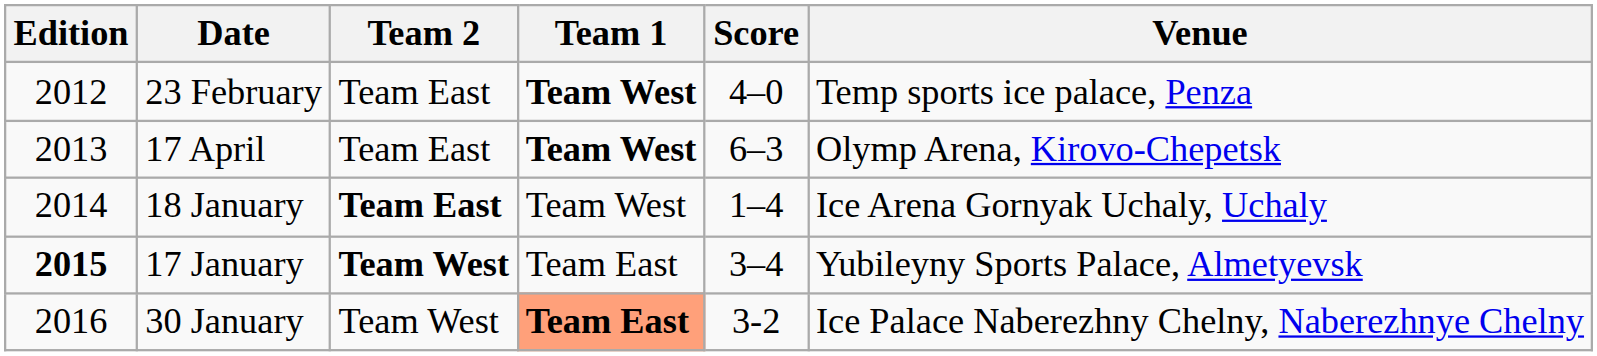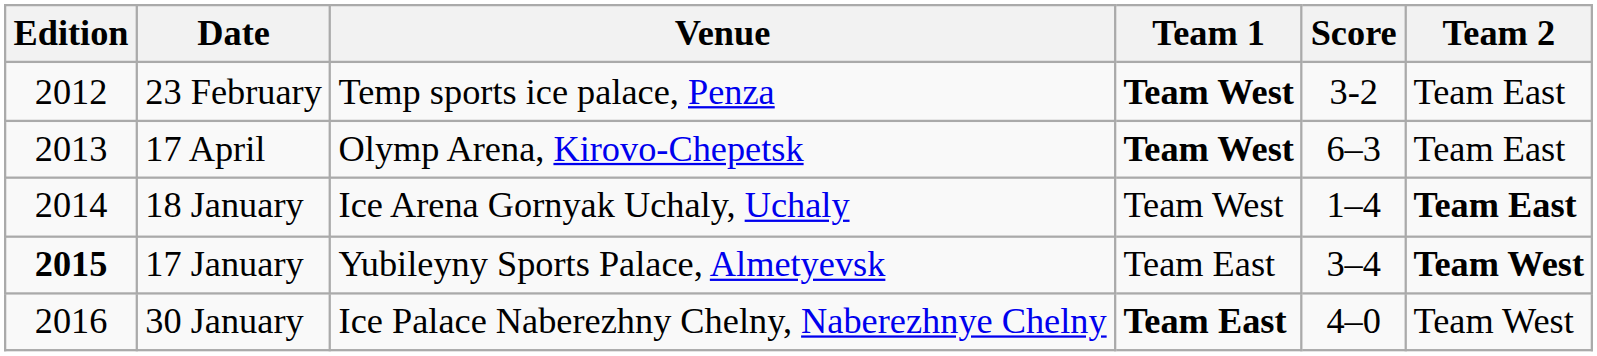columns swapped: (1200, 33) <-> (424, 33)
(756, 90) 4–0 -> (1354, 90) 3-2
(607, 321) lightsalmon background -> (1205, 321) no background
(756, 321) 3-2 -> (1354, 321) 4–0
